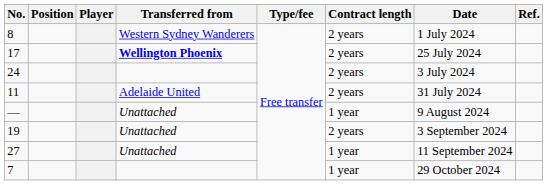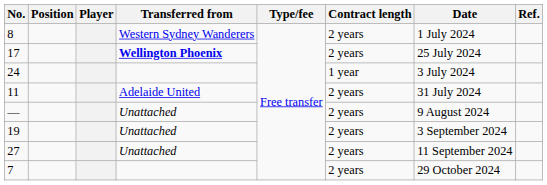(346, 72) 2 years -> (344, 72) 1 year
(344, 111) 1 year -> (346, 111) 2 years
(344, 151) 1 year -> (346, 151) 2 years
(344, 170) 1 year -> (346, 170) 2 years
